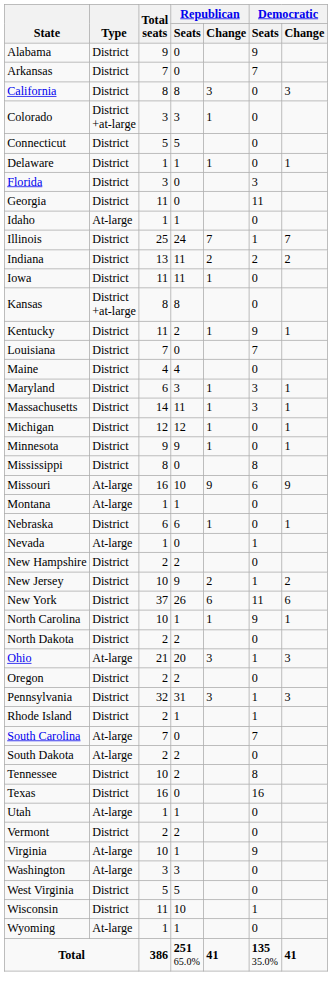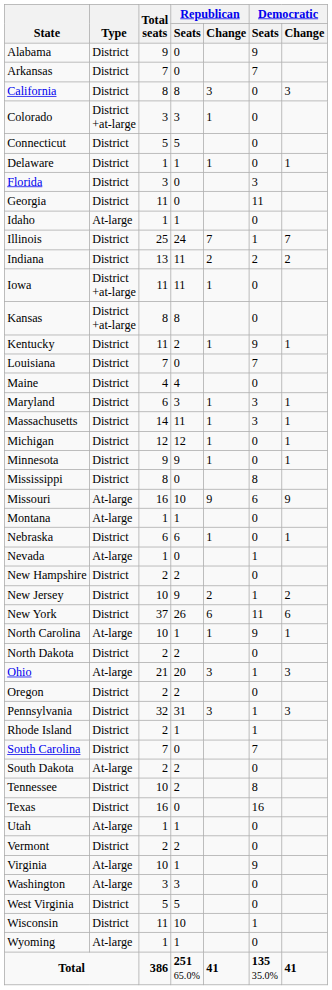(110, 278) District -> (114, 285) District +at-large
(110, 620) District -> (112, 633) At-large
(112, 735) At-large -> (110, 749) District
